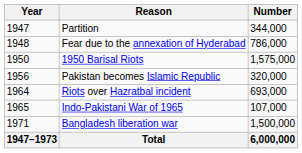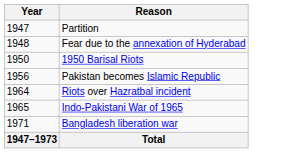- column: (273, 12)
